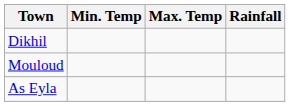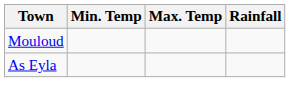- row: (27, 40)
